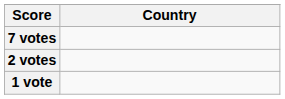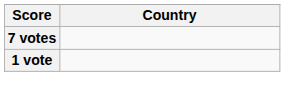- row: (32, 60)
